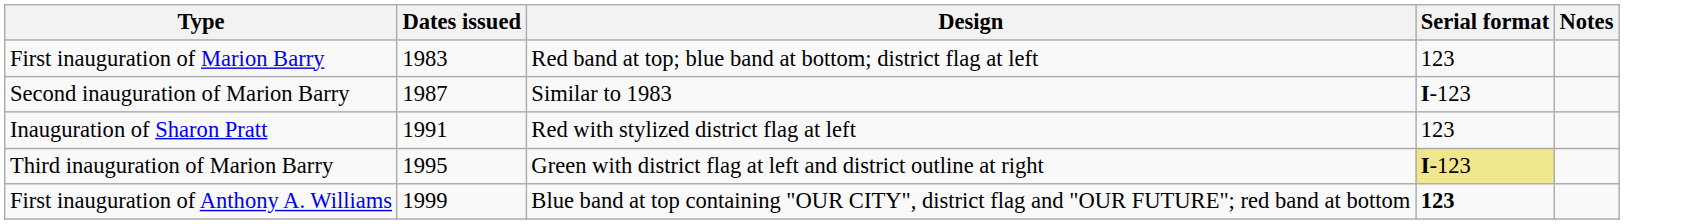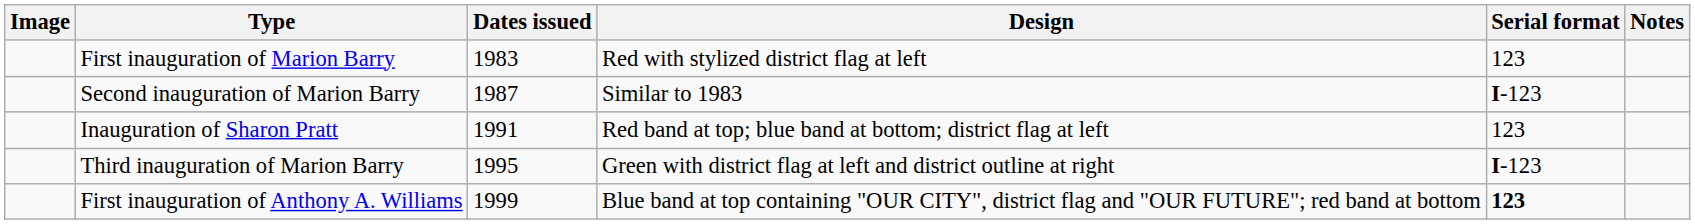+ column: (40, 22)
(785, 58) Red band at top; blue band at bottom; district flag at left -> (764, 58) Red with stylized district flag at left
(694, 129) Red with stylized district flag at left -> (855, 129) Red band at top; blue band at bottom; district flag at left
(1446, 165) khaki background -> (1516, 165) no background
